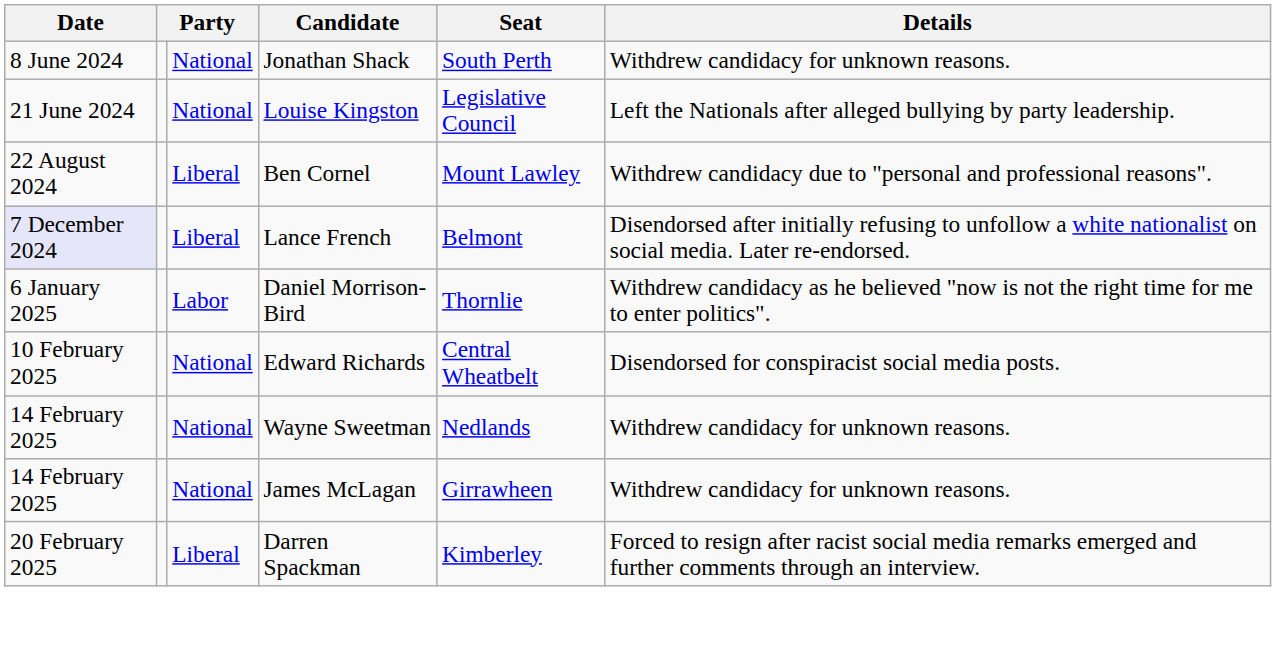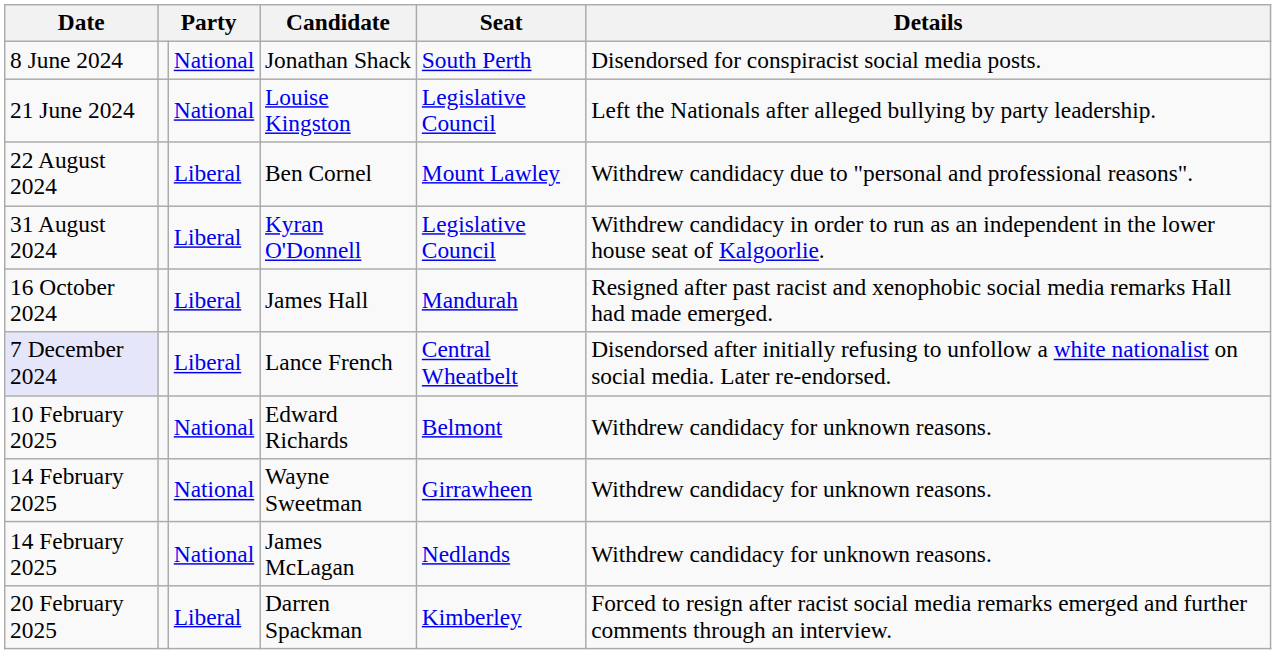(810, 60) Withdrew candidacy for unknown reasons. -> (816, 60) Disendorsed for conspiracist social media posts.
+ row: (313, 236)
+ row: (317, 300)
(482, 236) Belmont -> (470, 363) Central Wheatbelt
- row: (345, 300)
(490, 363) Central Wheatbelt -> (462, 426) Belmont
(835, 363) Disendorsed for conspiracist social media posts. -> (791, 426) Withdrew candidacy for unknown reasons.
(486, 426) Nedlands -> (477, 490) Girrawheen
(497, 490) Girrawheen -> (466, 553) Nedlands
